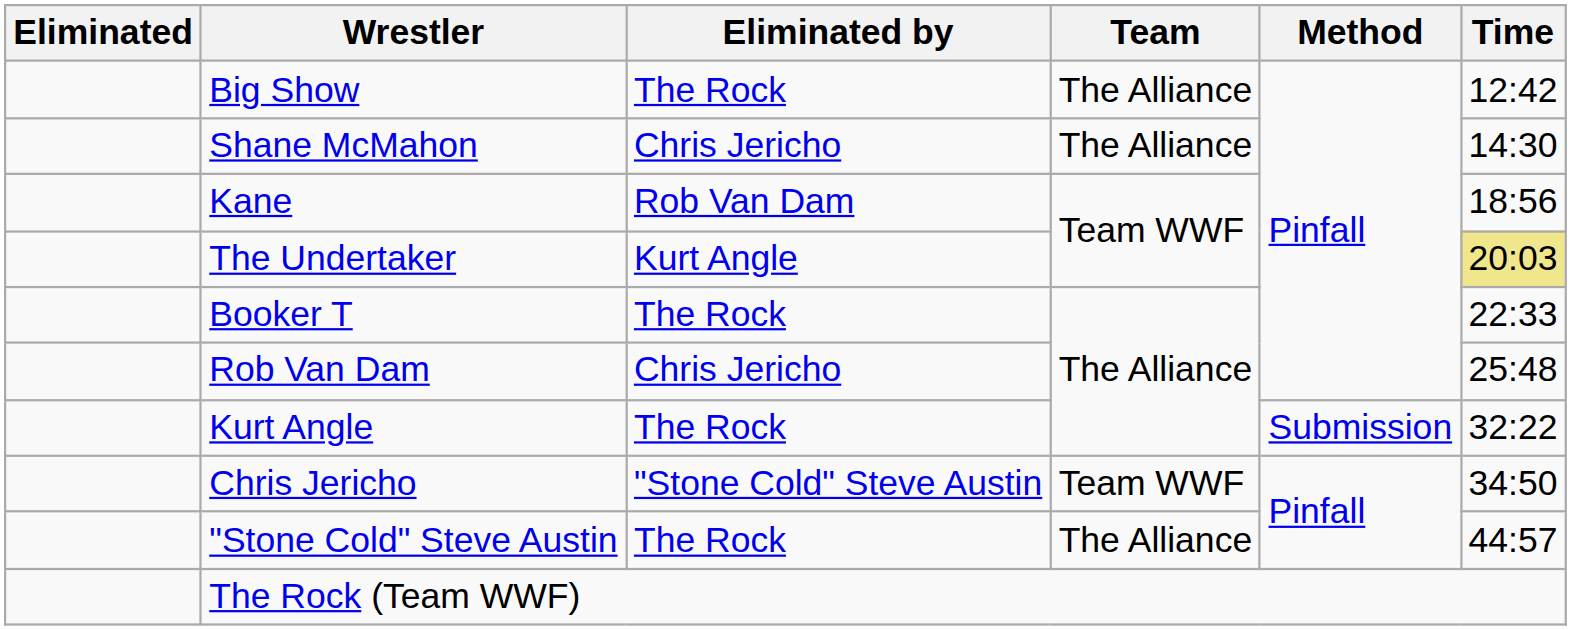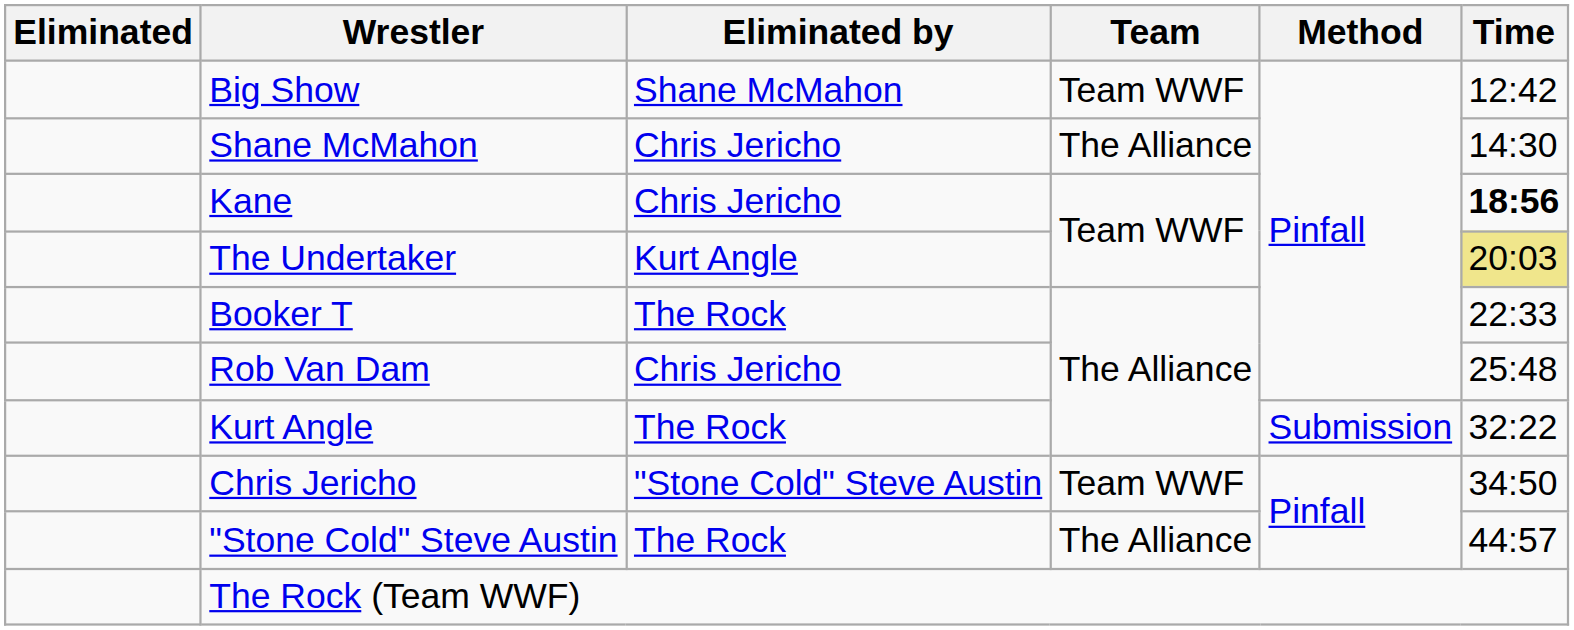(710, 88) The Rock -> (768, 88) Shane McMahon
(1155, 88) The Alliance -> (1151, 88) Team WWF
(744, 201) Rob Van Dam -> (738, 201) Chris Jericho
(1513, 201) normal -> (1514, 201) bold
